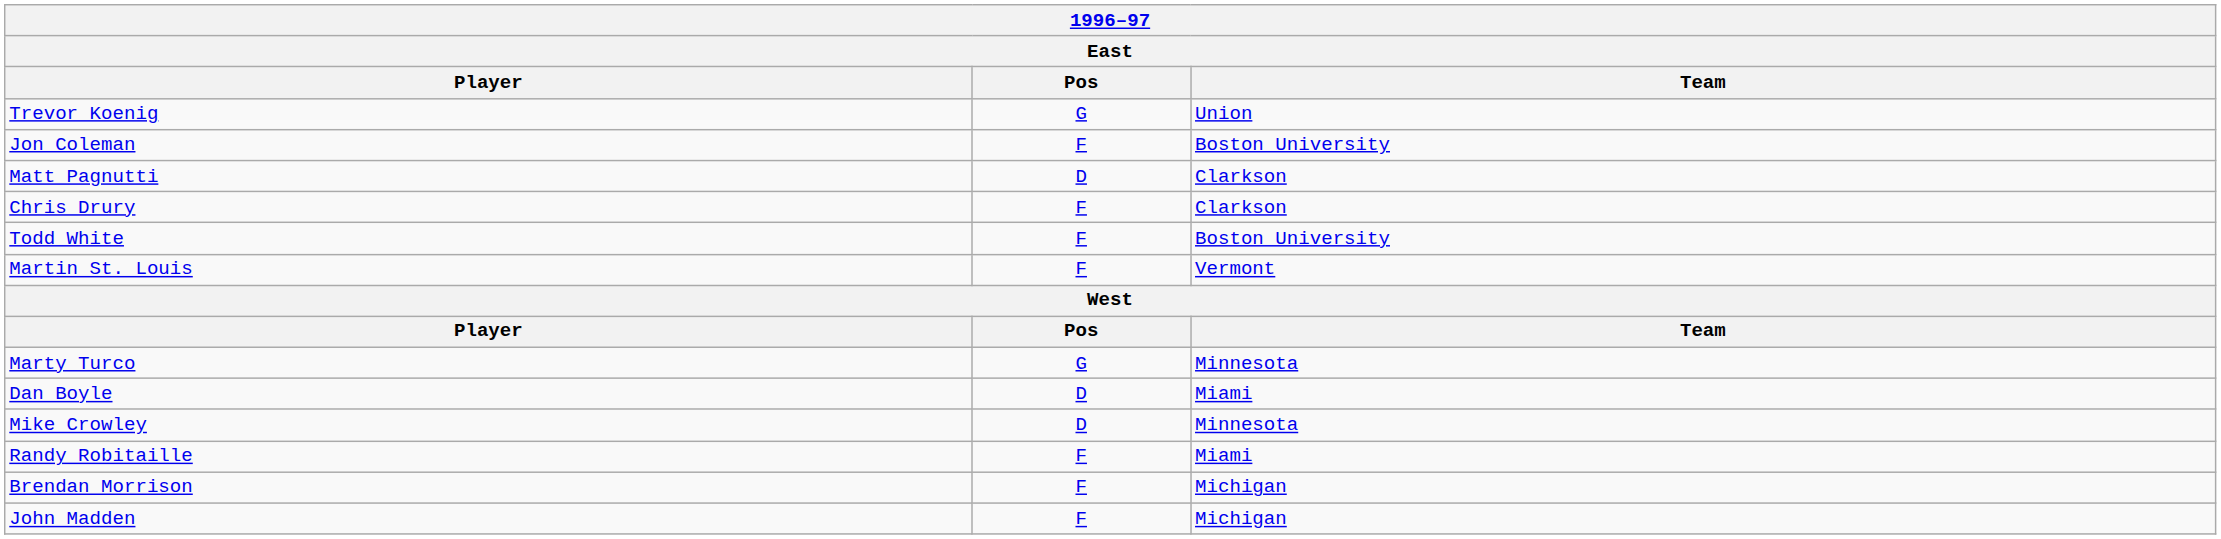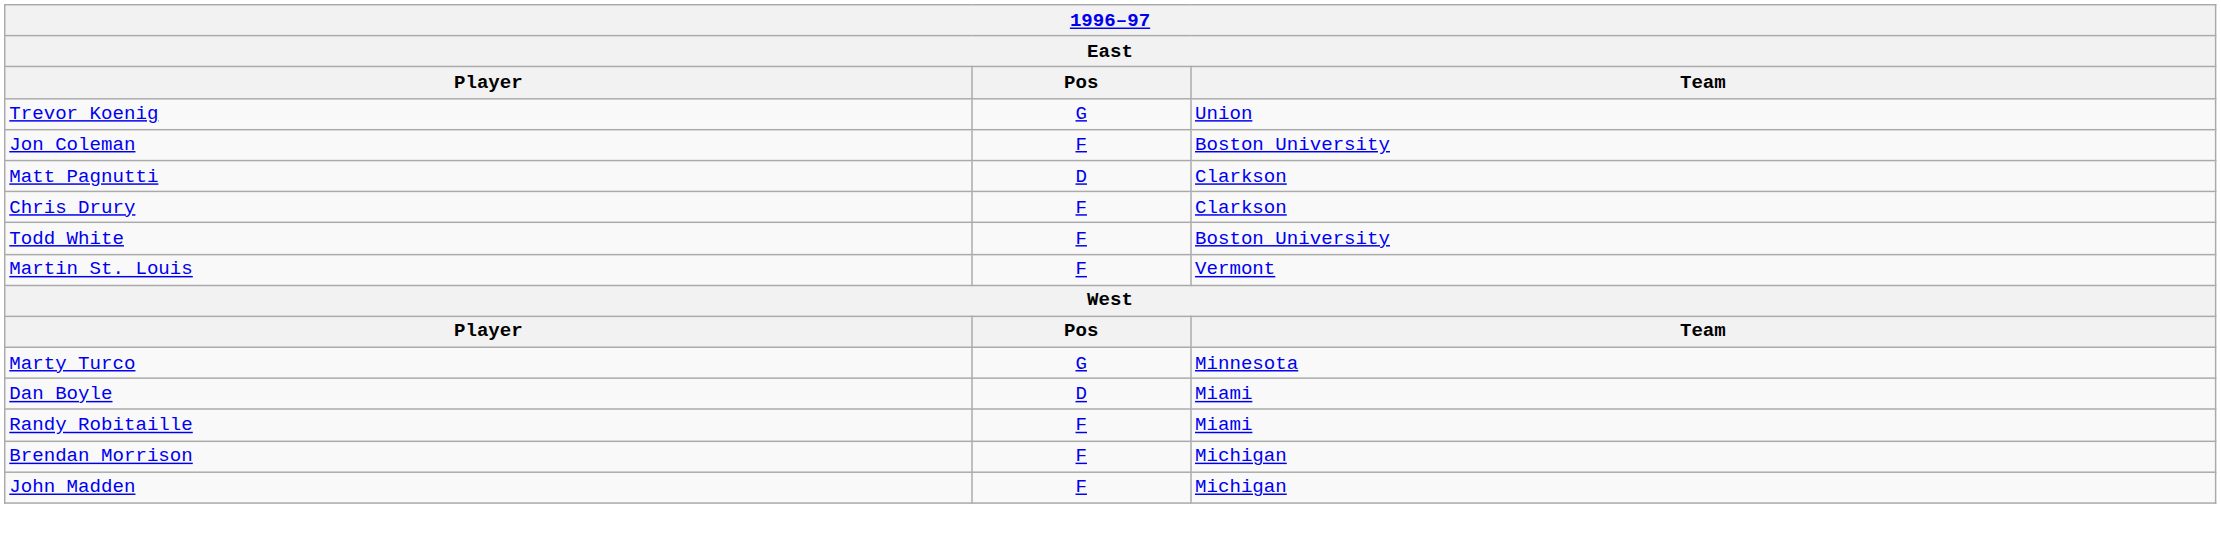- row: (78, 425)
